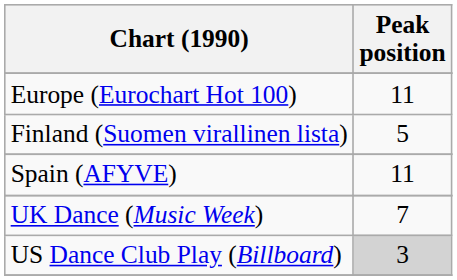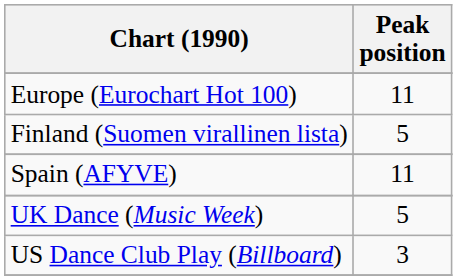(403, 214) 7 -> (403, 214) 5
(403, 255) lightgrey background -> (403, 255) no background
